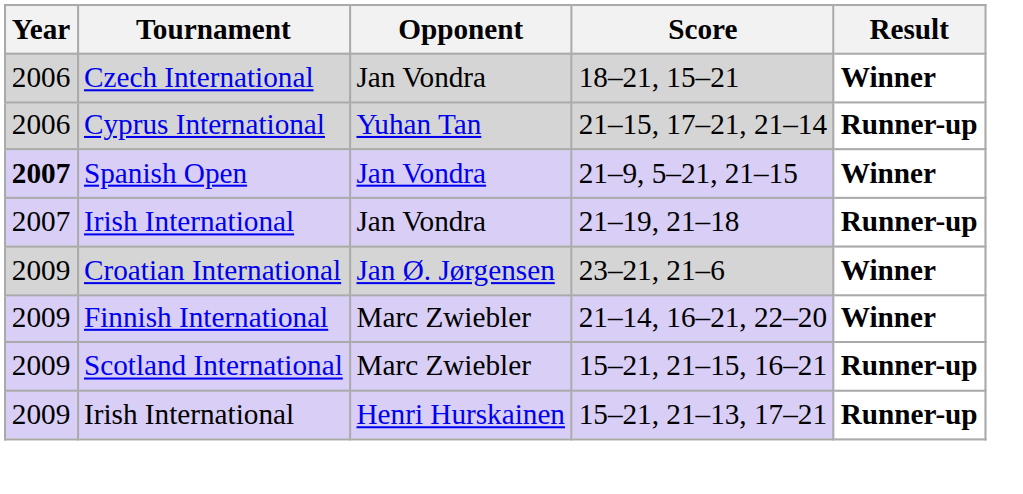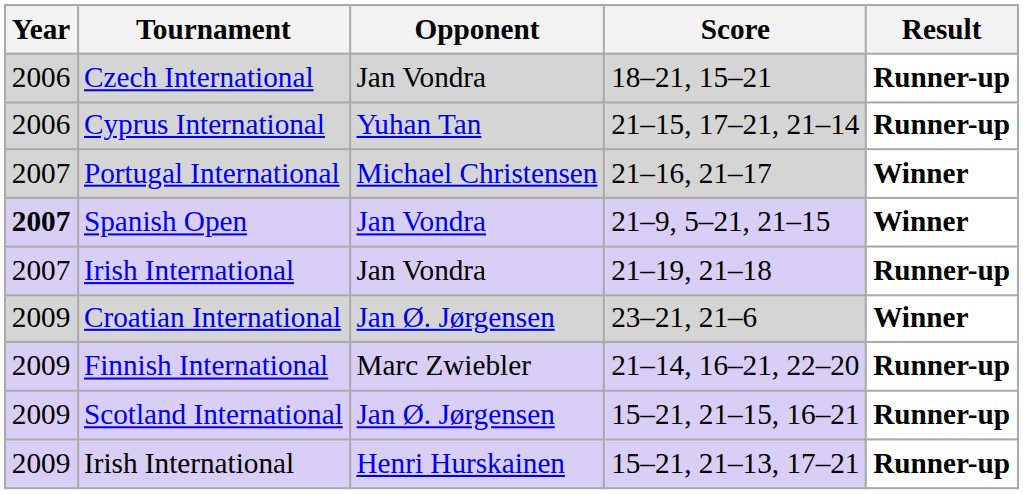(888, 77) Winner -> (942, 77) Runner-up
+ row: (692, 173)
(888, 318) Winner -> (942, 366) Runner-up
(444, 366) Marc Zwiebler -> (456, 414) Jan Ø. Jørgensen
